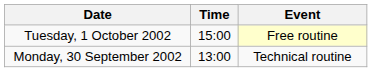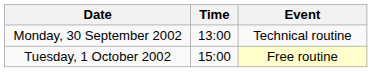rows swapped: (98, 56) <-> (98, 35)
